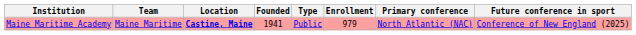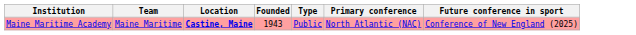- column: (350, 11)
(273, 24) 1941 -> (273, 24) 1943
